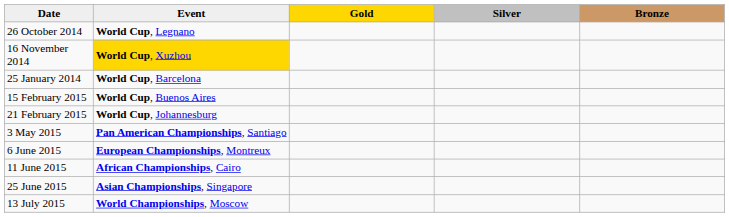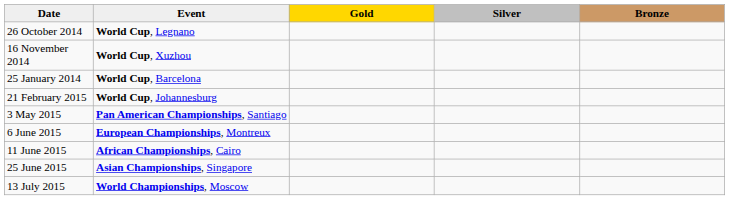(144, 55) gold background -> (144, 55) no background
- row: (47, 97)
